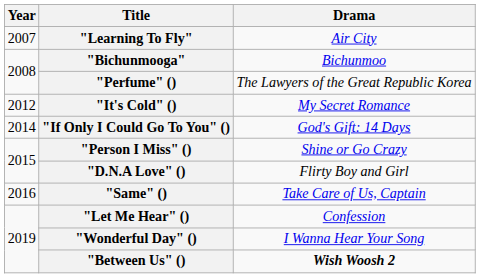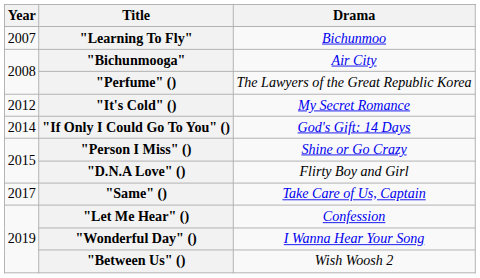(354, 37) Air City -> (354, 37) Bichunmoo
(354, 60) Bichunmoo -> (354, 60) Air City
(22, 194) 2016 -> (22, 194) 2017
(354, 261) bold -> (354, 261) normal
